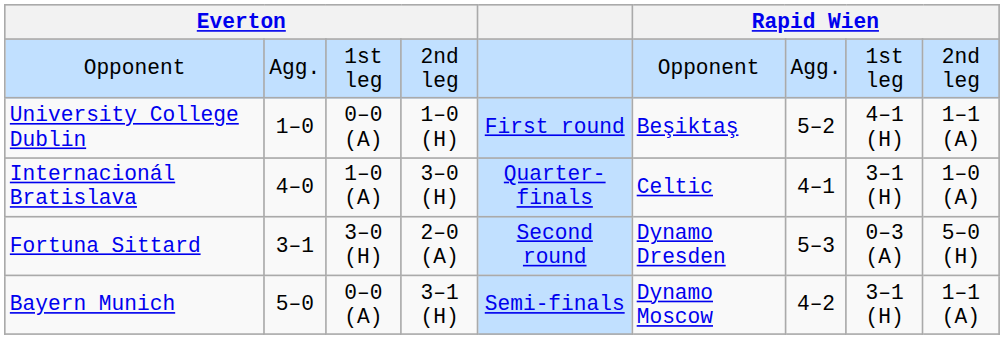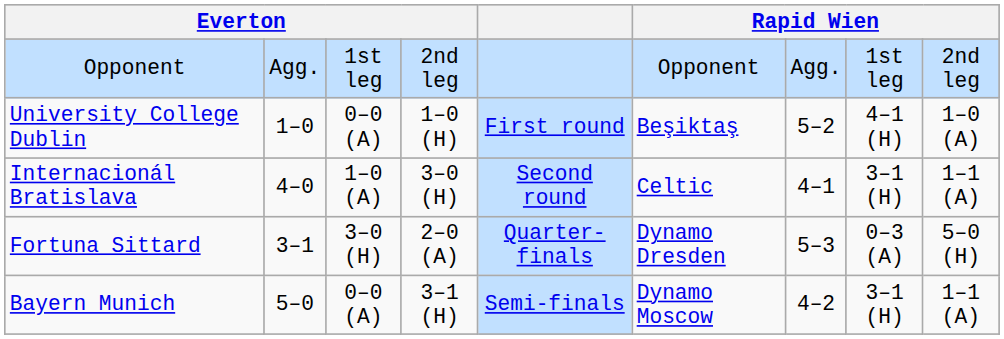(961, 128) 1–1 (A) -> (961, 128) 1–0 (A)
(555, 187) Quarter-finals -> (555, 187) Second round
(961, 187) 1–0 (A) -> (961, 187) 1–1 (A)
(555, 246) Second round -> (555, 246) Quarter-finals
